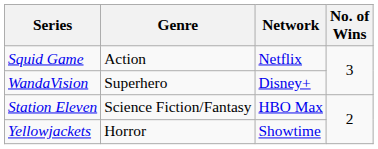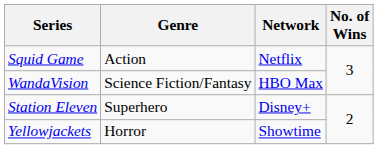(136, 82) Superhero -> (178, 82) Science Fiction/Fantasy
(285, 82) Disney+ -> (291, 82) HBO Max
(178, 107) Science Fiction/Fantasy -> (136, 107) Superhero
(291, 107) HBO Max -> (285, 107) Disney+
